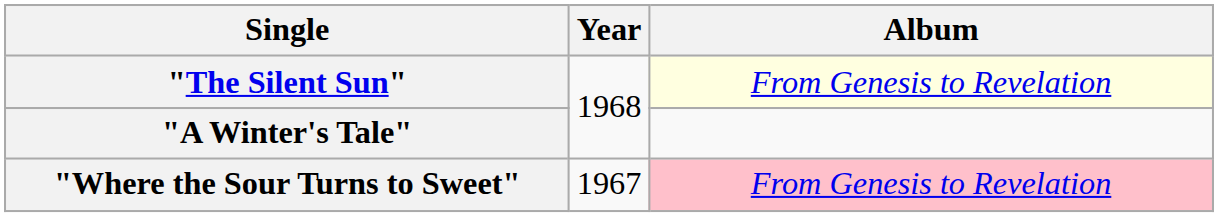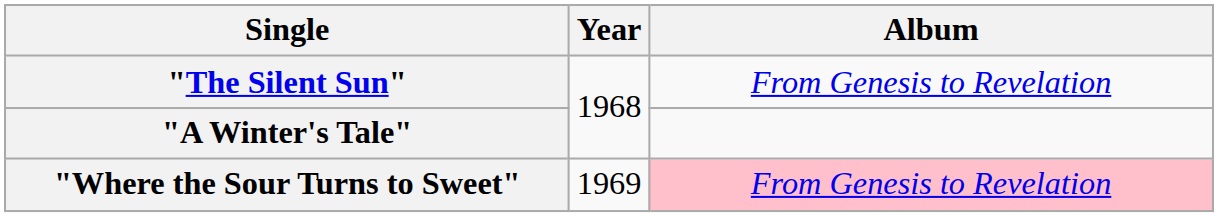(931, 81) lightyellow background -> (931, 81) no background
(609, 183) 1967 -> (609, 183) 1969
